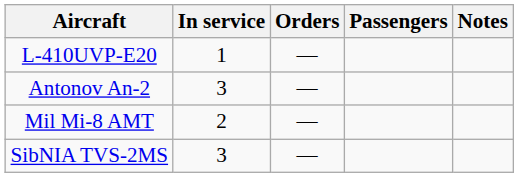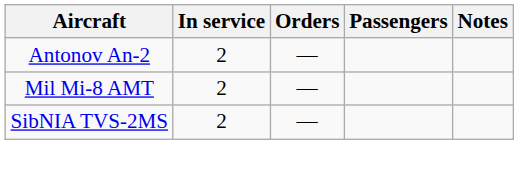- row: (89, 54)
(221, 88) 3 -> (221, 54) 2
(221, 155) 3 -> (221, 121) 2
